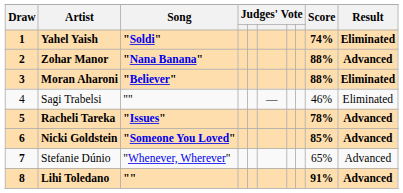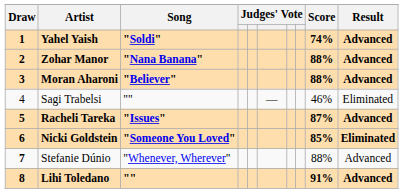(368, 40) Eliminated -> (368, 40) Advanced
(368, 79) Eliminated -> (368, 79) Advanced
(322, 119) 78% -> (322, 119) 87%
(368, 139) Advanced -> (368, 139) Eliminated
(322, 159) 65% -> (322, 159) 88%
